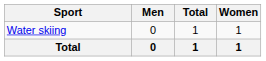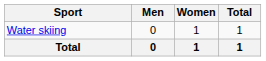columns swapped: (239, 13) <-> (195, 13)
